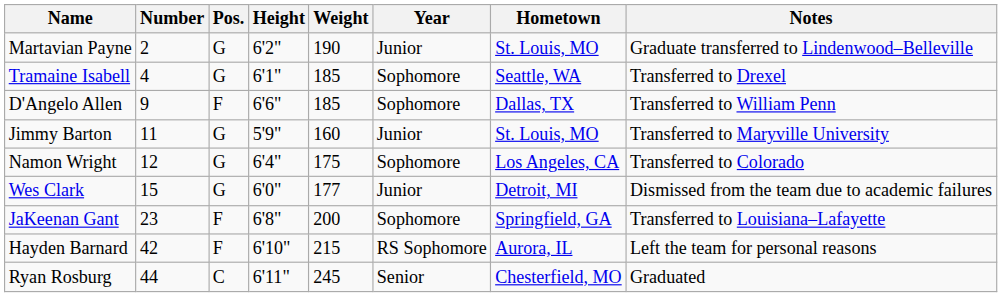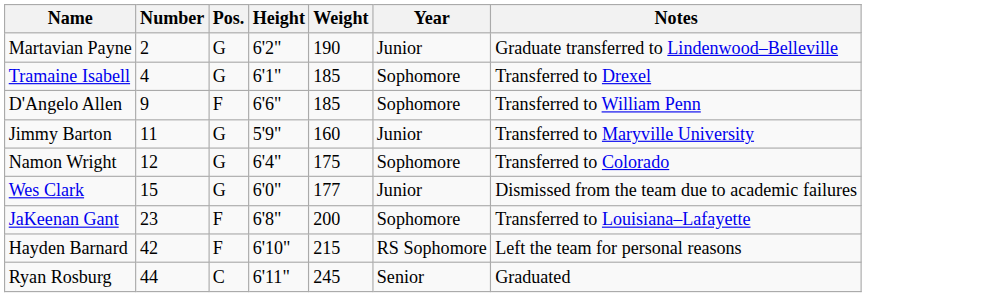- column: (558, 18)
